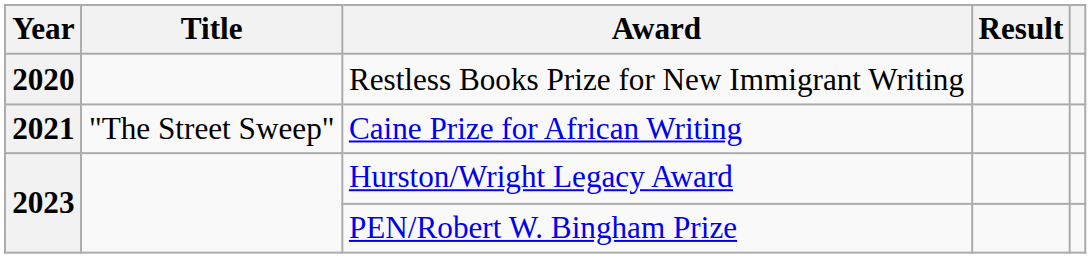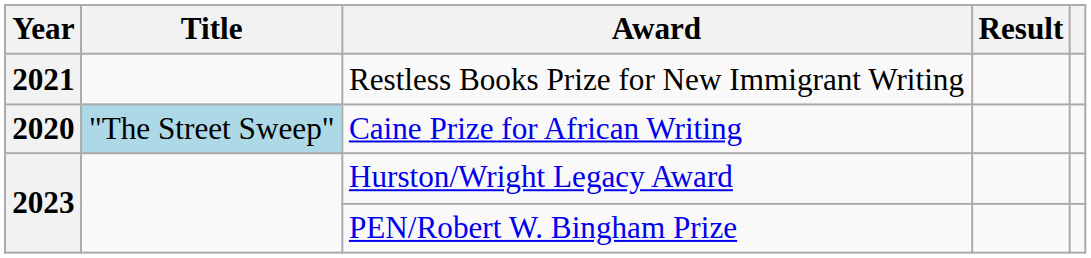(43, 78) 2020 -> (43, 78) 2021
(43, 128) 2021 -> (43, 128) 2020
(212, 128) no background -> (212, 128) lightblue background
